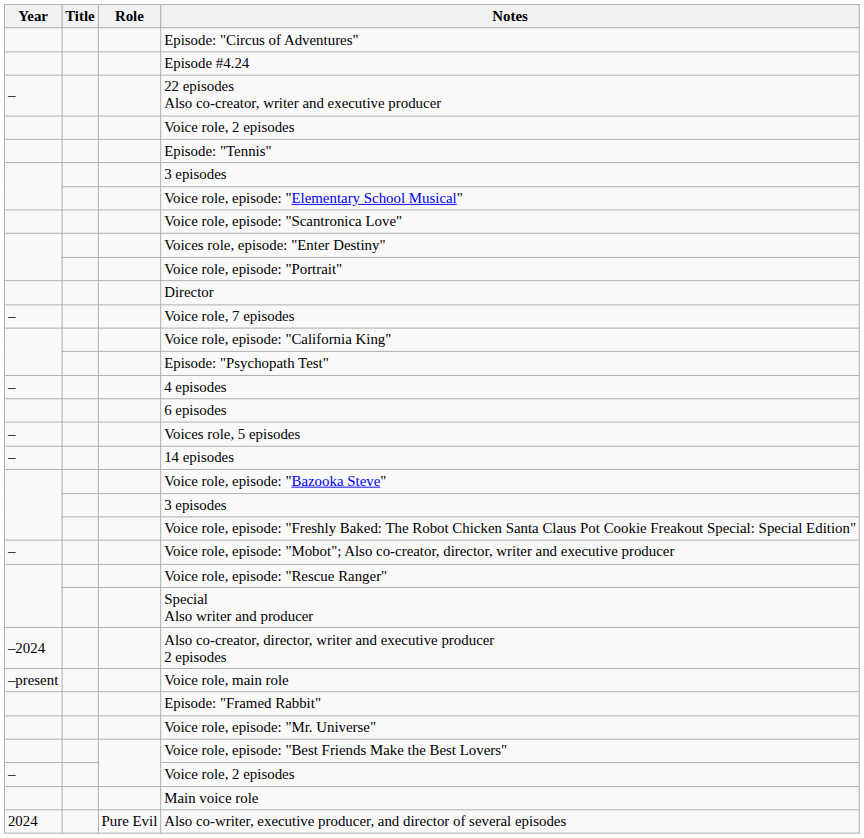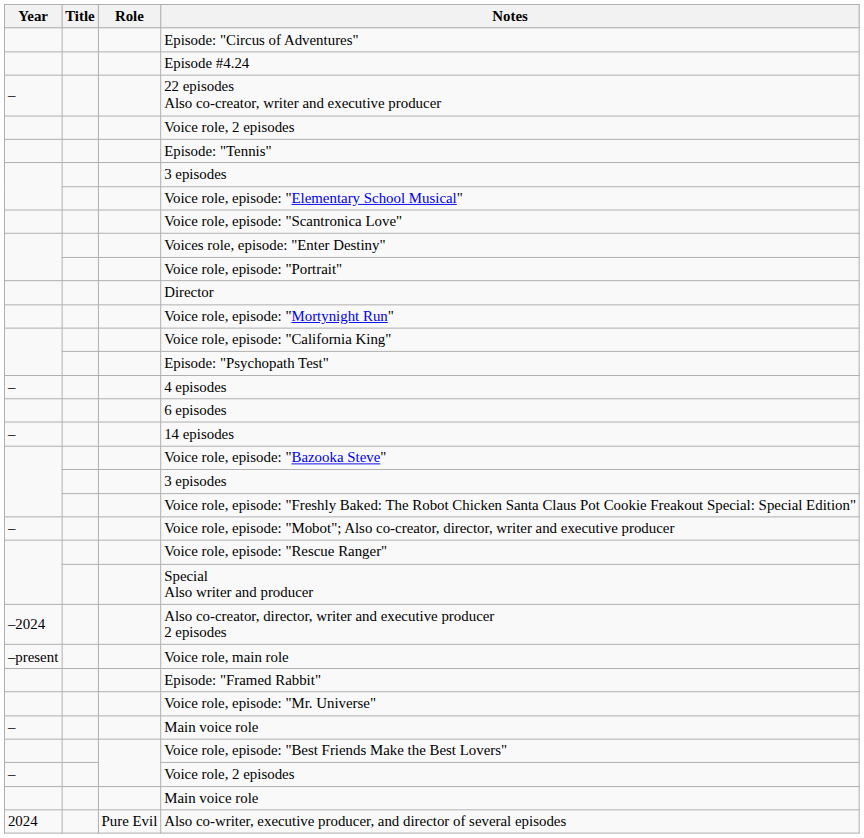- row: (12, 316)
+ row: (33, 316)
- row: (12, 434)
+ row: (12, 727)
